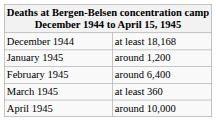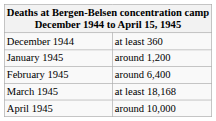(145, 41) at least 18,168 -> (139, 41) at least 360
(139, 91) at least 360 -> (145, 91) at least 18,168
